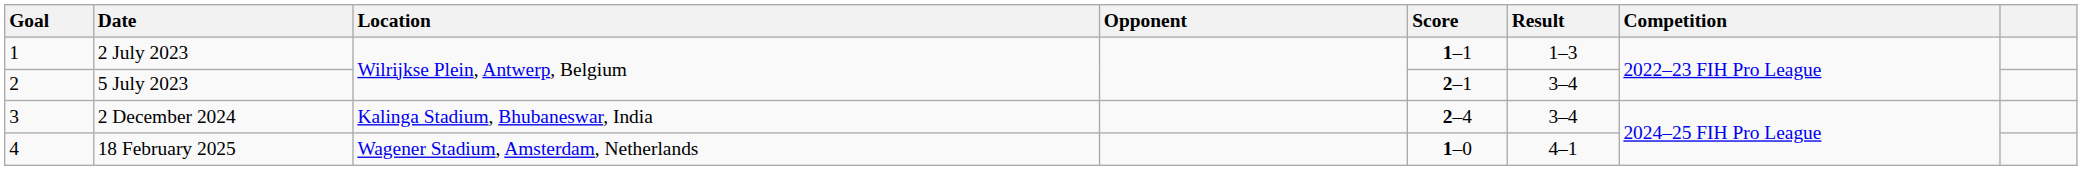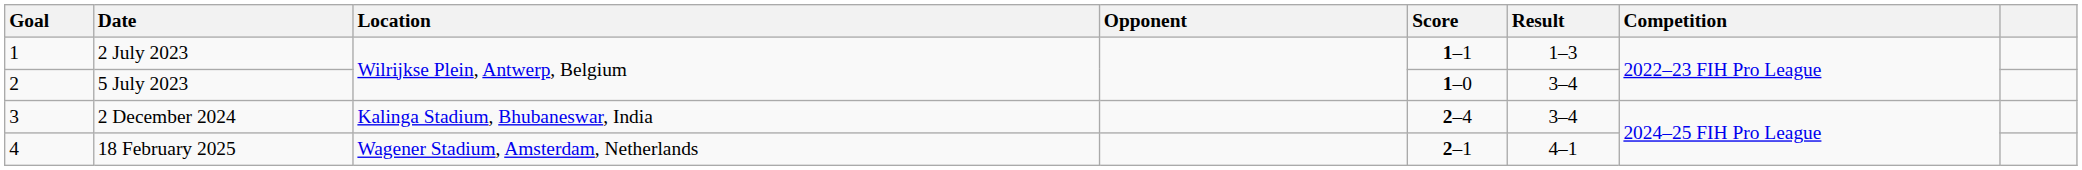(1457, 85) 2–1 -> (1457, 85) 1–0
(1457, 149) 1–0 -> (1457, 149) 2–1
